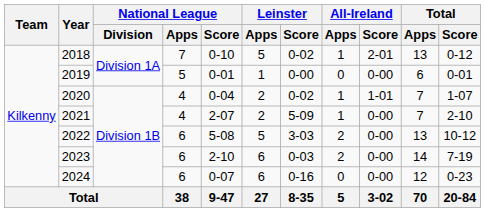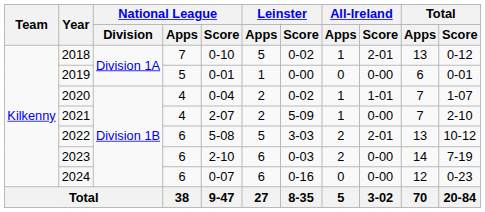(380, 136) 0-00 -> (380, 136) 2-01
